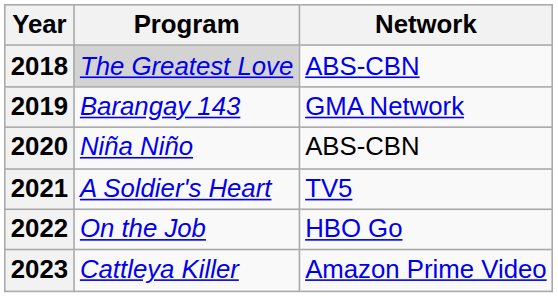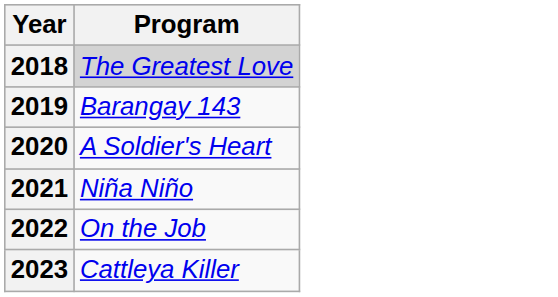- column: (426, 24)
(136, 147) Niña Niño -> (176, 147) A Soldier's Heart
(176, 188) A Soldier's Heart -> (136, 188) Niña Niño
